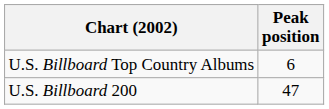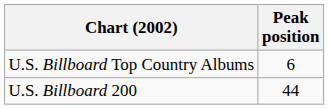(291, 90) 47 -> (291, 90) 44
